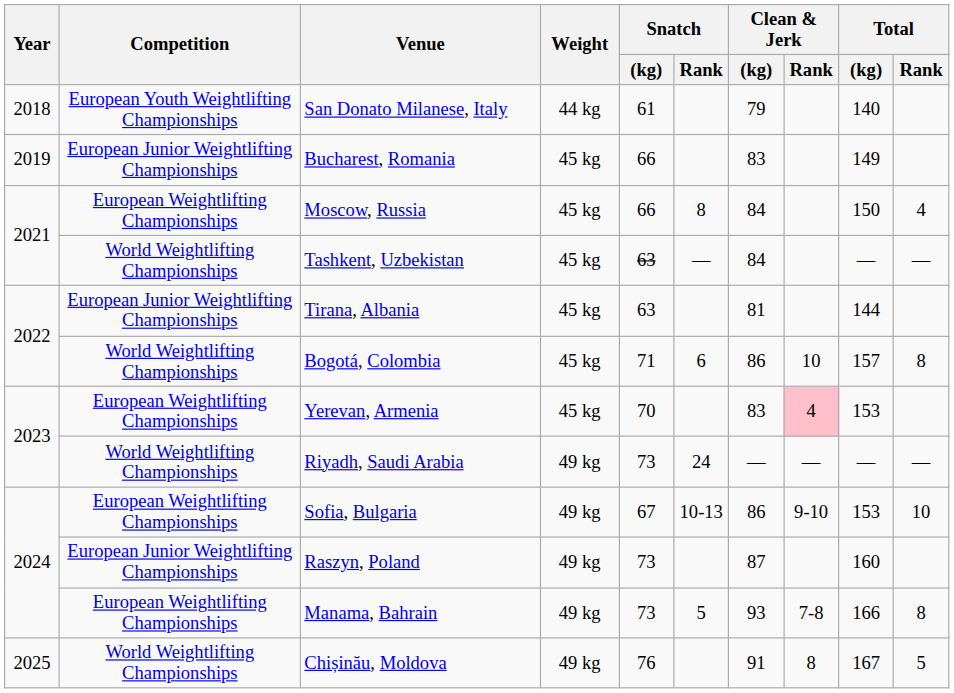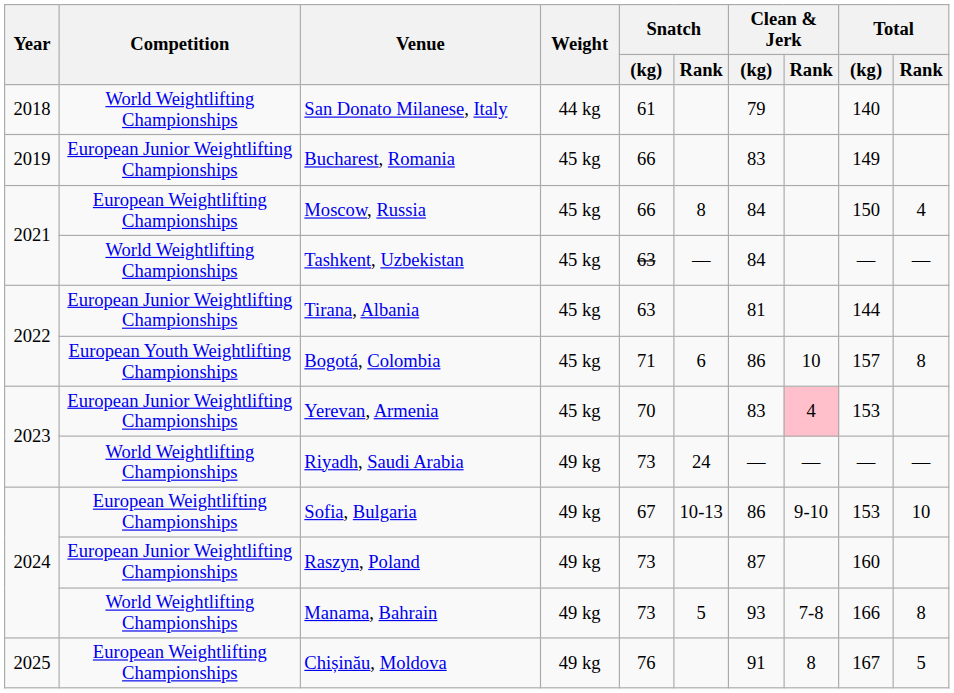(180, 109) European Youth Weightlifting Championships -> (180, 109) World Weightlifting Championships
(180, 360) World Weightlifting Championships -> (180, 360) European Youth Weightlifting Championships
(180, 411) European Weightlifting Championships -> (180, 411) European Junior Weightlifting Championships
(180, 612) European Weightlifting Championships -> (180, 612) World Weightlifting Championships
(180, 662) World Weightlifting Championships -> (180, 662) European Weightlifting Championships
